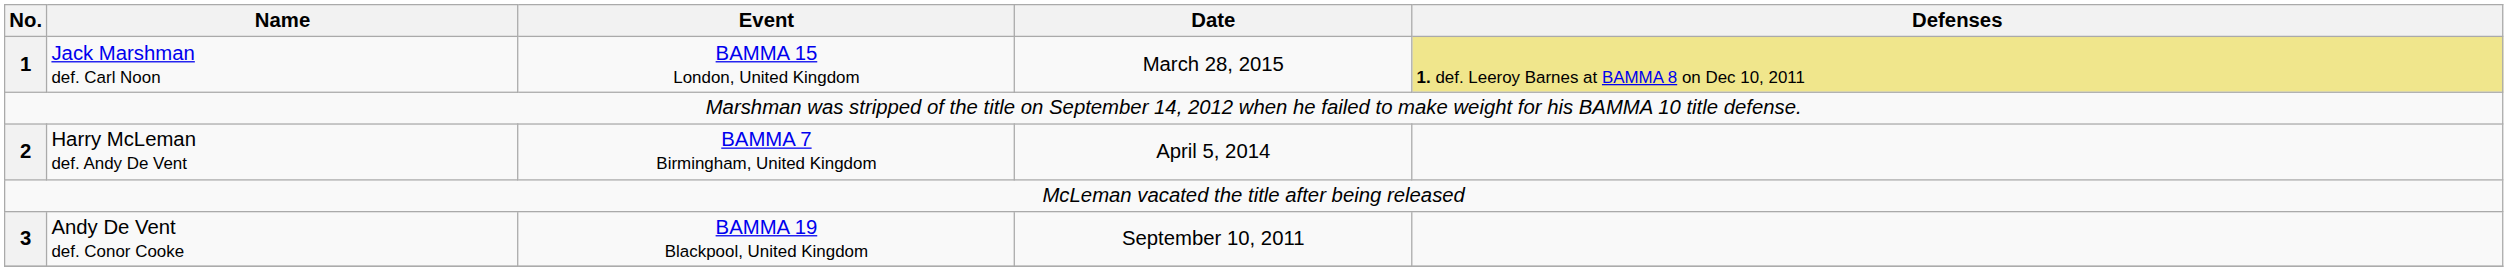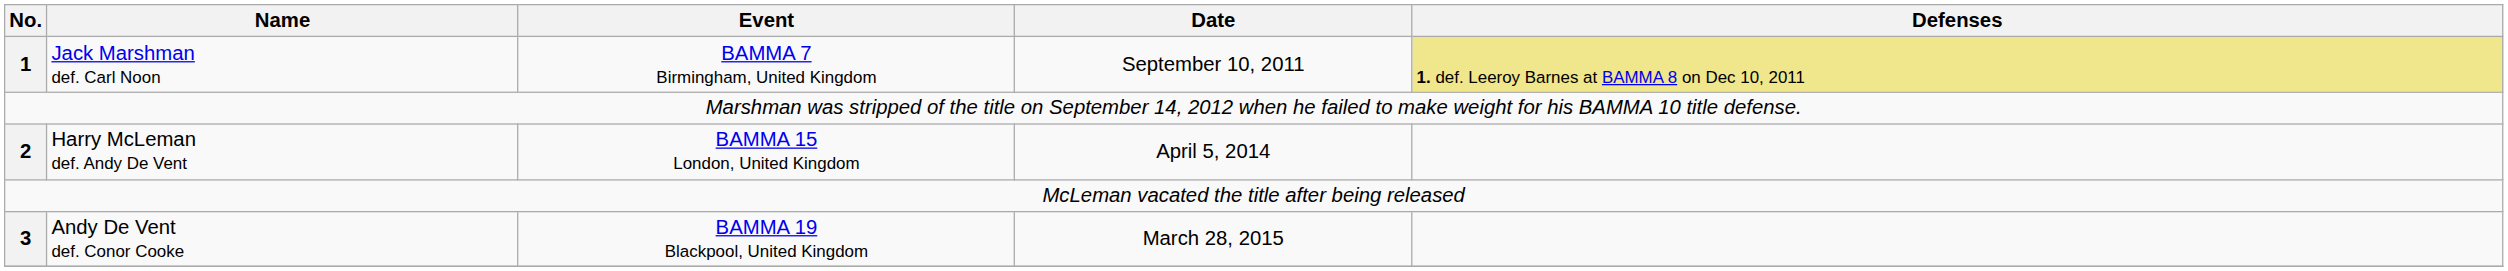(766, 64) BAMMA 15 London, United Kingdom -> (766, 64) BAMMA 7 Birmingham, United Kingdom
(1213, 64) March 28, 2015 -> (1213, 64) September 10, 2011
(766, 151) BAMMA 7 Birmingham, United Kingdom -> (766, 151) BAMMA 15 London, United Kingdom
(1213, 238) September 10, 2011 -> (1213, 238) March 28, 2015
